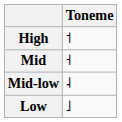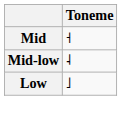- row: (33, 38)
